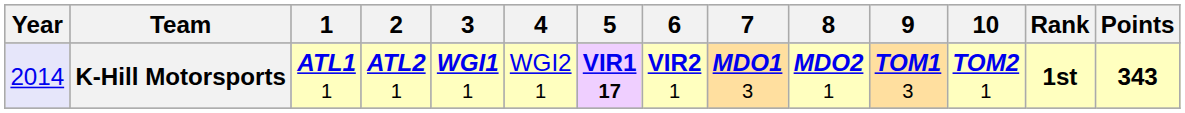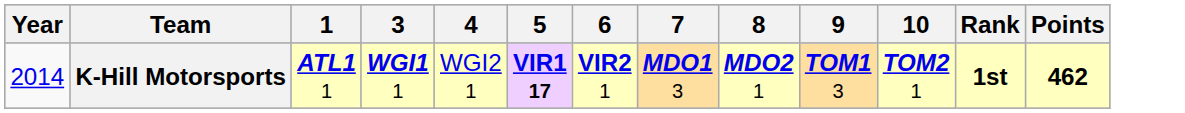- column: (396, 24)
(37, 76) lavender background -> (37, 76) no background
(1138, 76) 343 -> (1068, 76) 462
